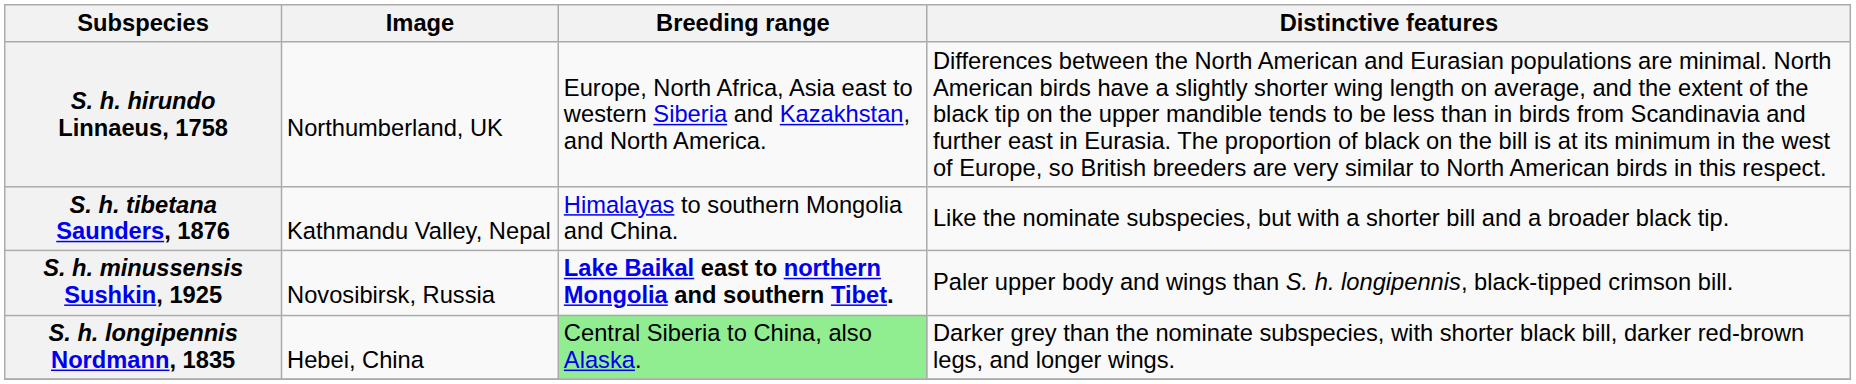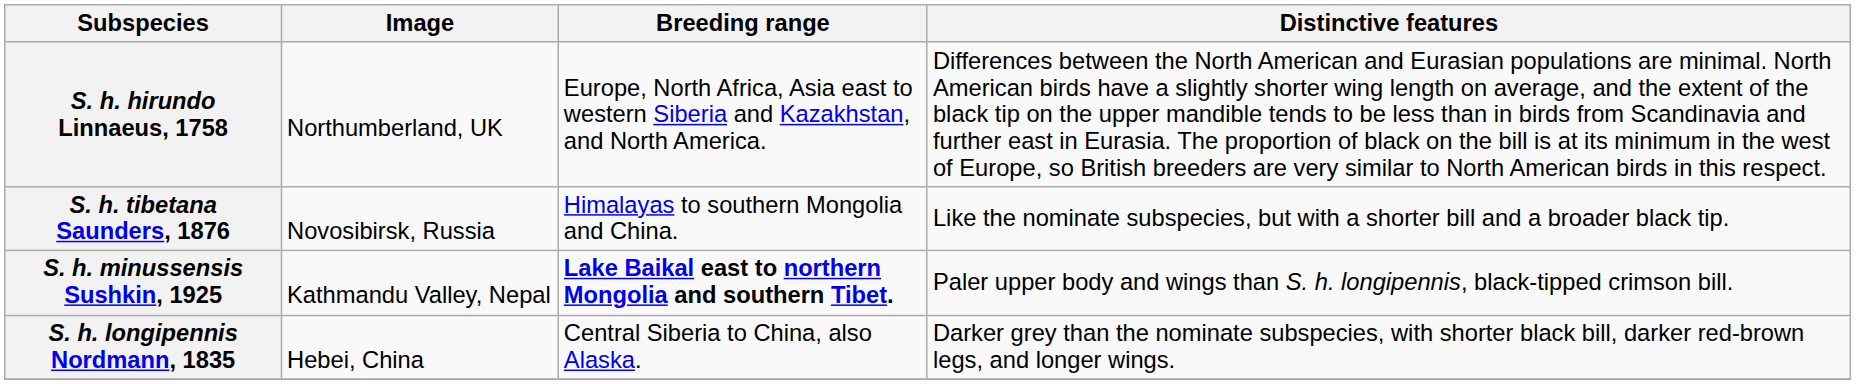(419, 231) Kathmandu Valley, Nepal -> (391, 231) Novosibirsk, Russia
(391, 295) Novosibirsk, Russia -> (419, 295) Kathmandu Valley, Nepal
(718, 346) lightgreen background -> (718, 346) no background
